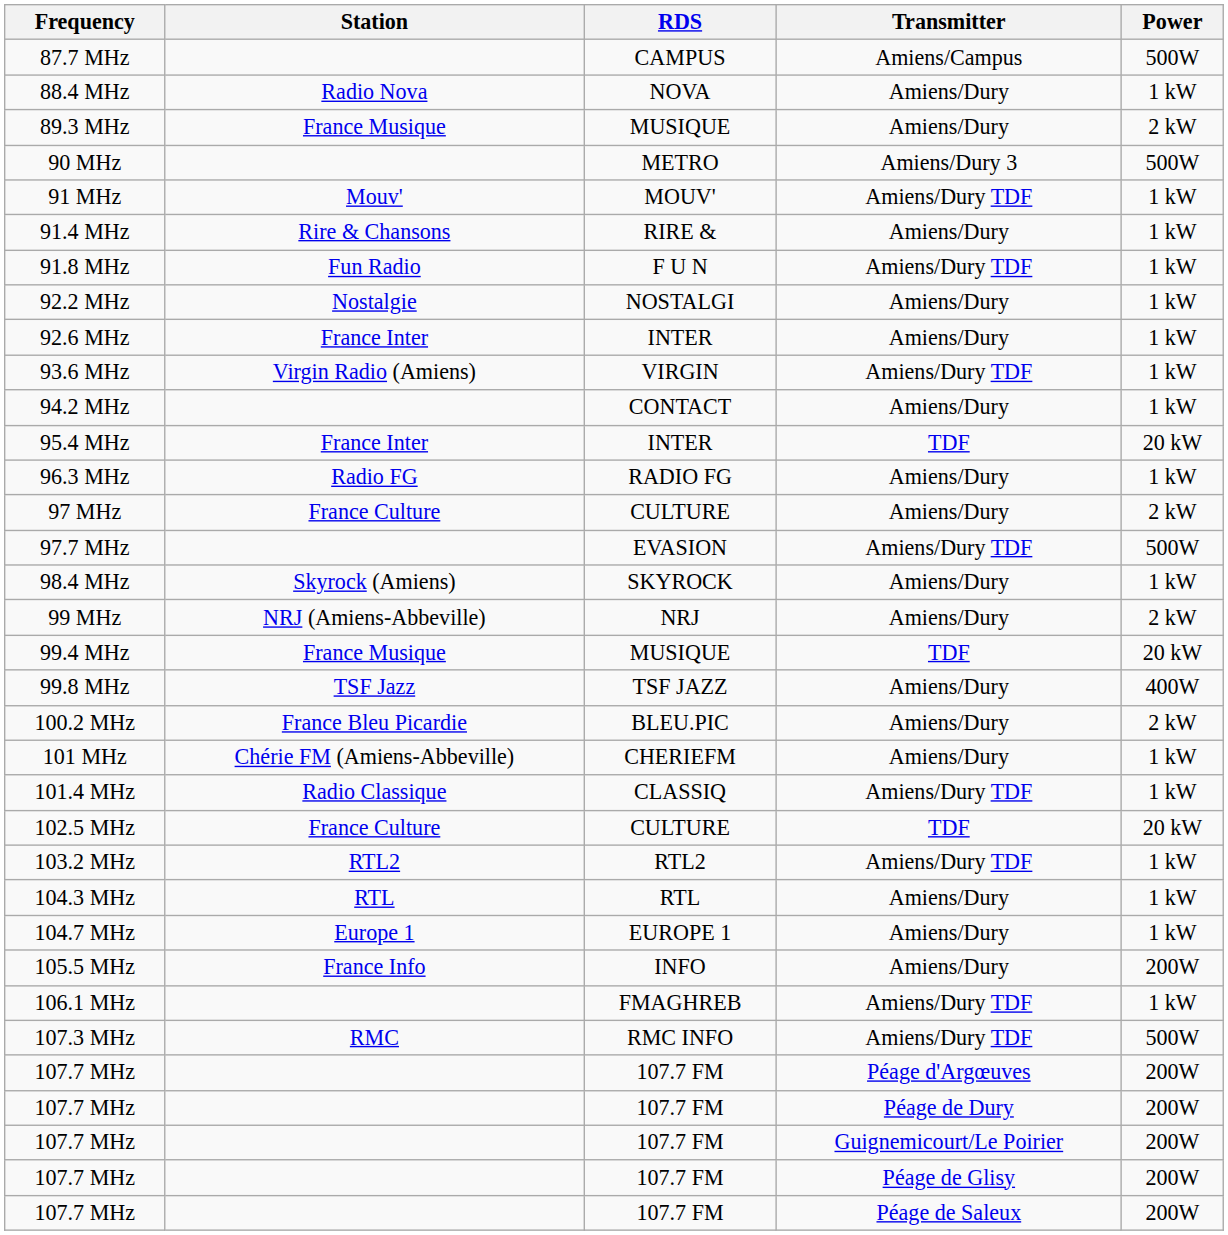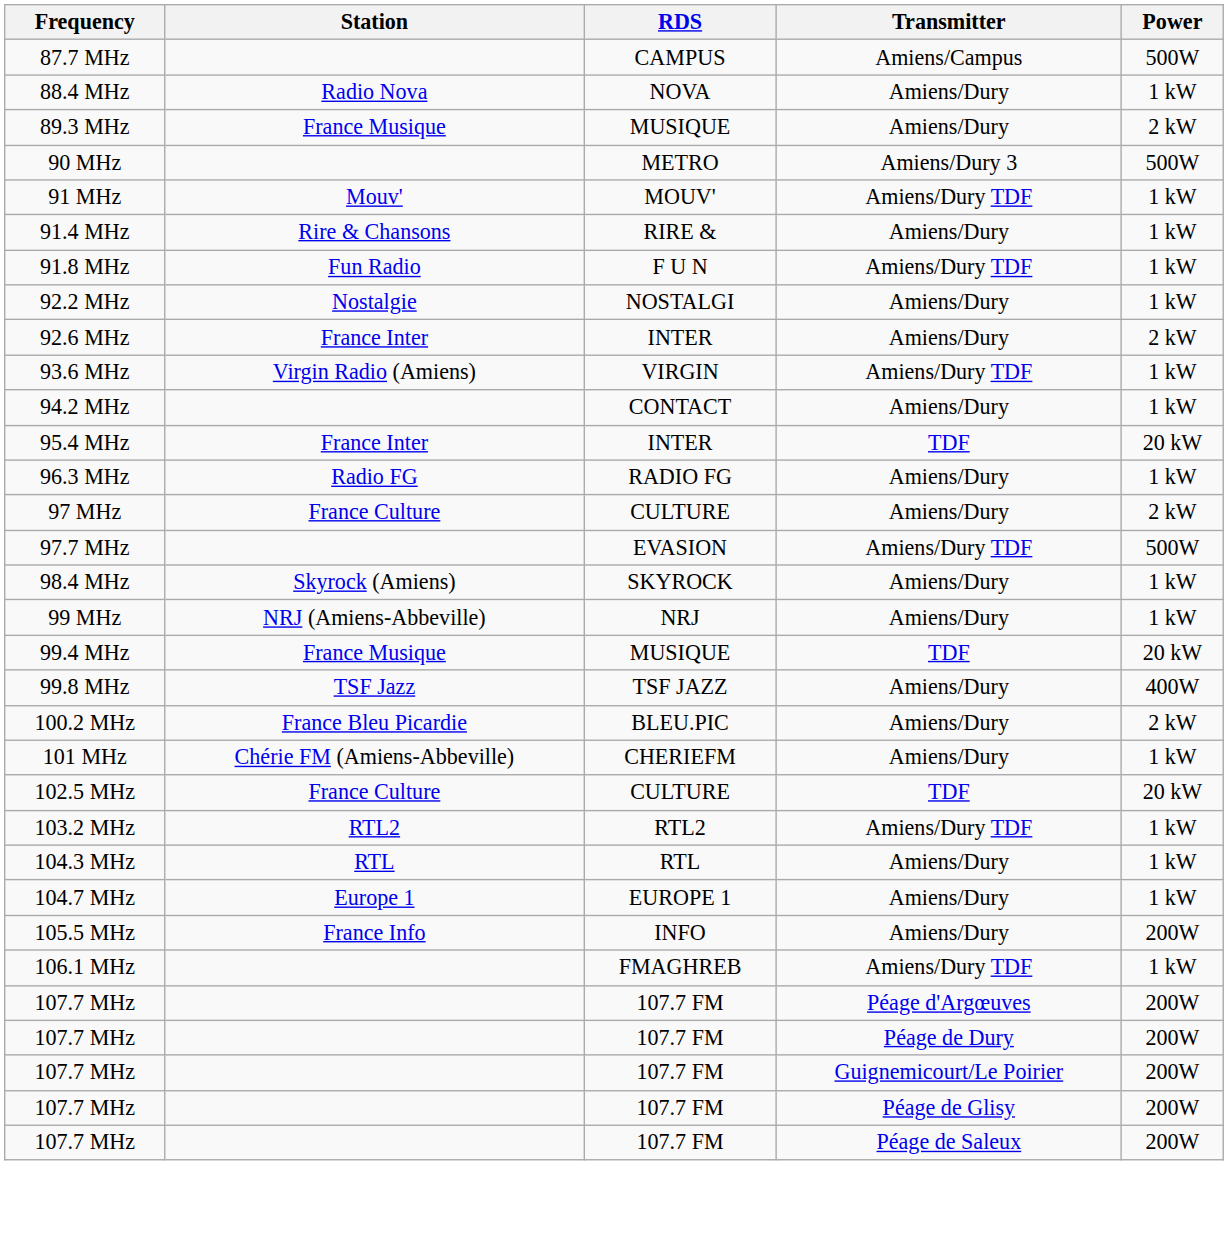(1172, 337) 1 kW -> (1172, 337) 2 kW
(1172, 617) 2 kW -> (1172, 617) 1 kW
- row: (85, 792)
- row: (85, 1037)
